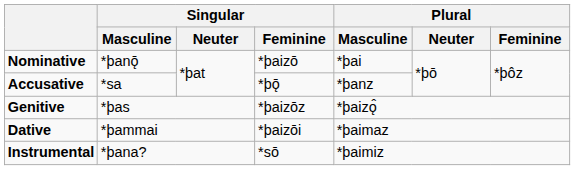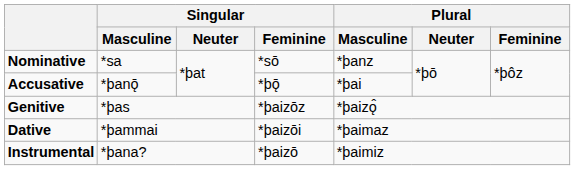(120, 61) *þanǭ -> (111, 61) *sa
(278, 61) *þaizō -> (269, 61) *sō
(349, 61) *þai -> (355, 61) *þanz
(111, 84) *sa -> (120, 84) *þanǭ
(355, 84) *þanz -> (349, 84) *þai
(269, 152) *sō -> (278, 152) *þaizō
